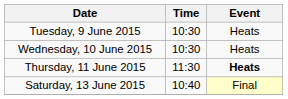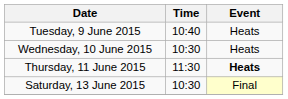(186, 31) 10:30 -> (186, 31) 10:40
(186, 85) 10:40 -> (186, 85) 10:30
